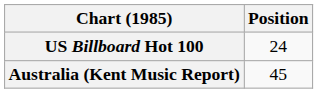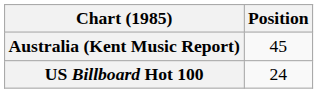rows swapped: (124, 74) <-> (124, 46)
